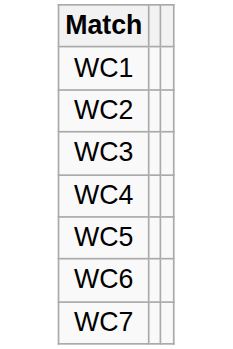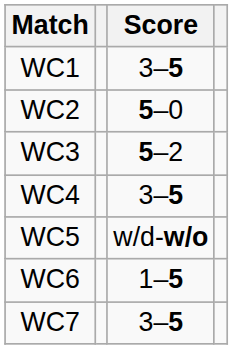+ column: (161, 25)
